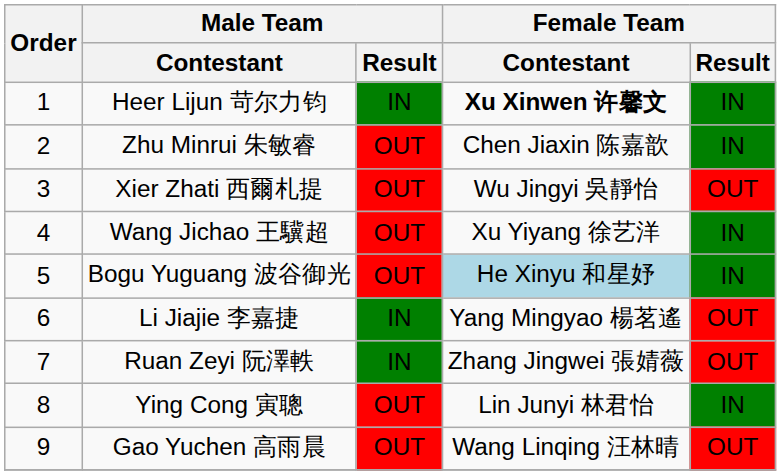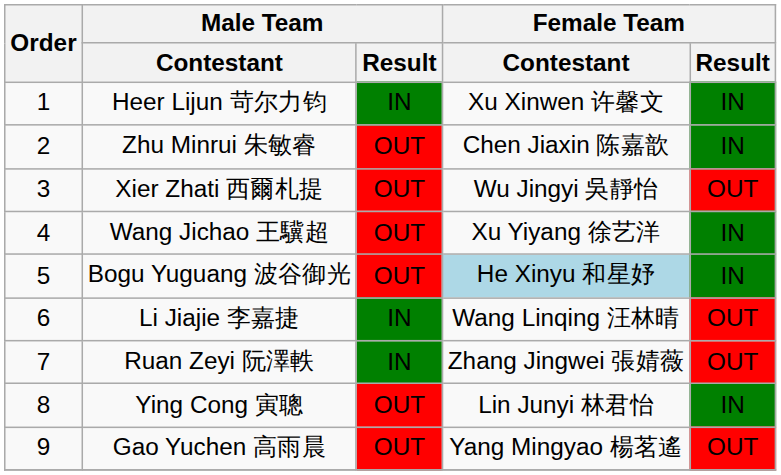(566, 102) bold -> (566, 102) normal
(566, 318) Yang Mingyao 楊茗遙 -> (566, 318) Wang Linqing 汪林晴
(566, 447) Wang Linqing 汪林晴 -> (566, 447) Yang Mingyao 楊茗遙
